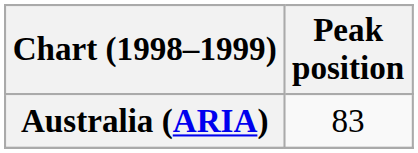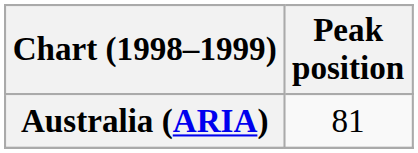(348, 120) 83 -> (348, 120) 81
